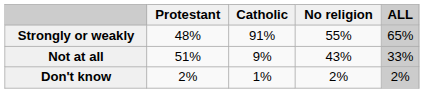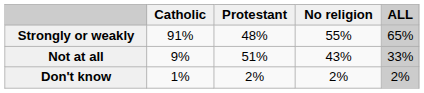columns swapped: (262, 15) <-> (188, 15)
